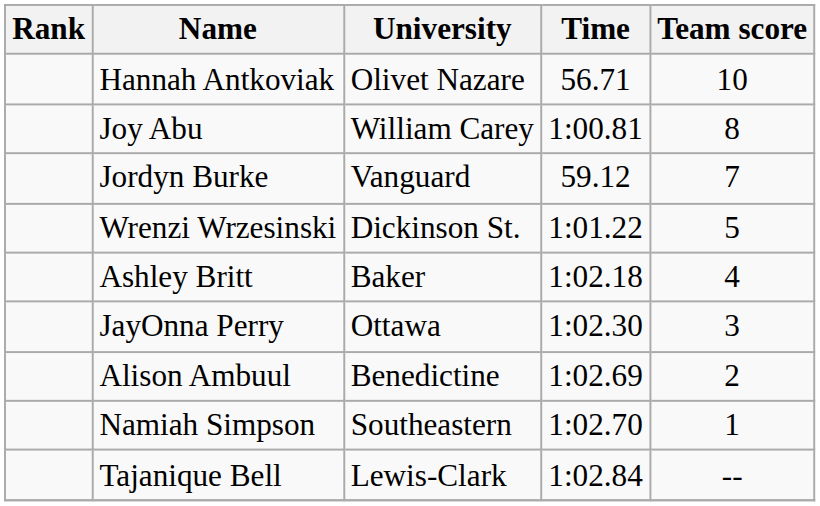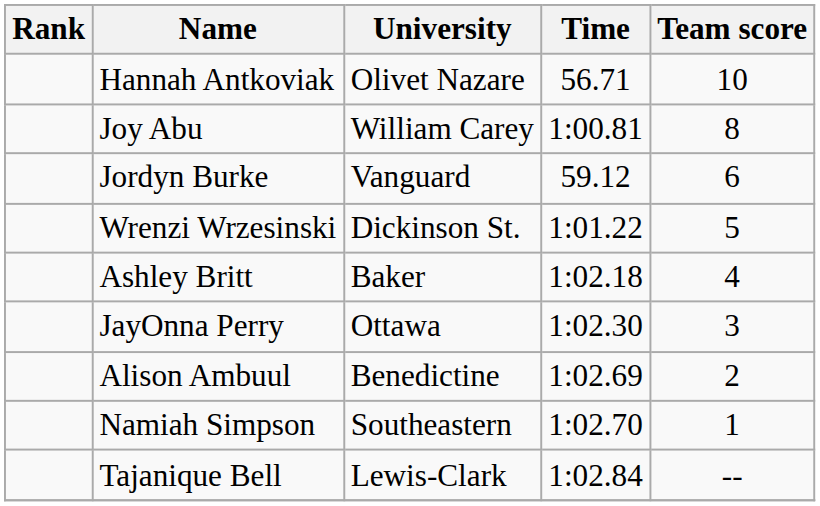(732, 177) 7 -> (732, 177) 6
